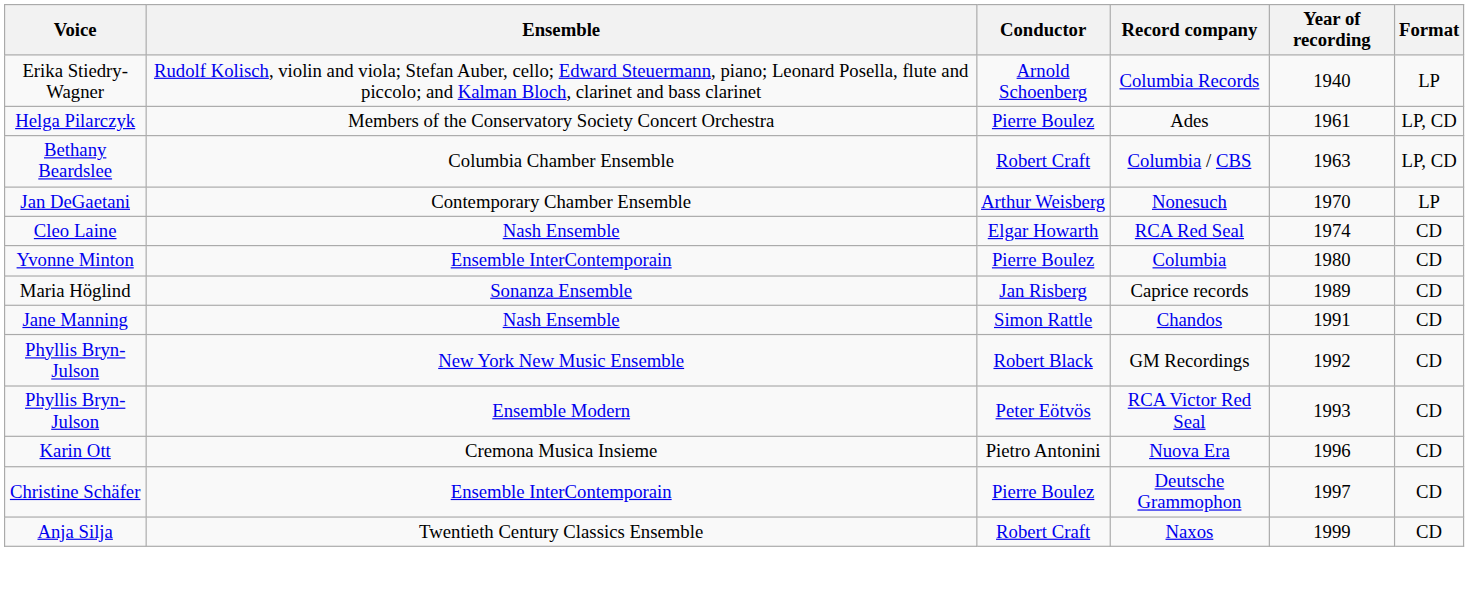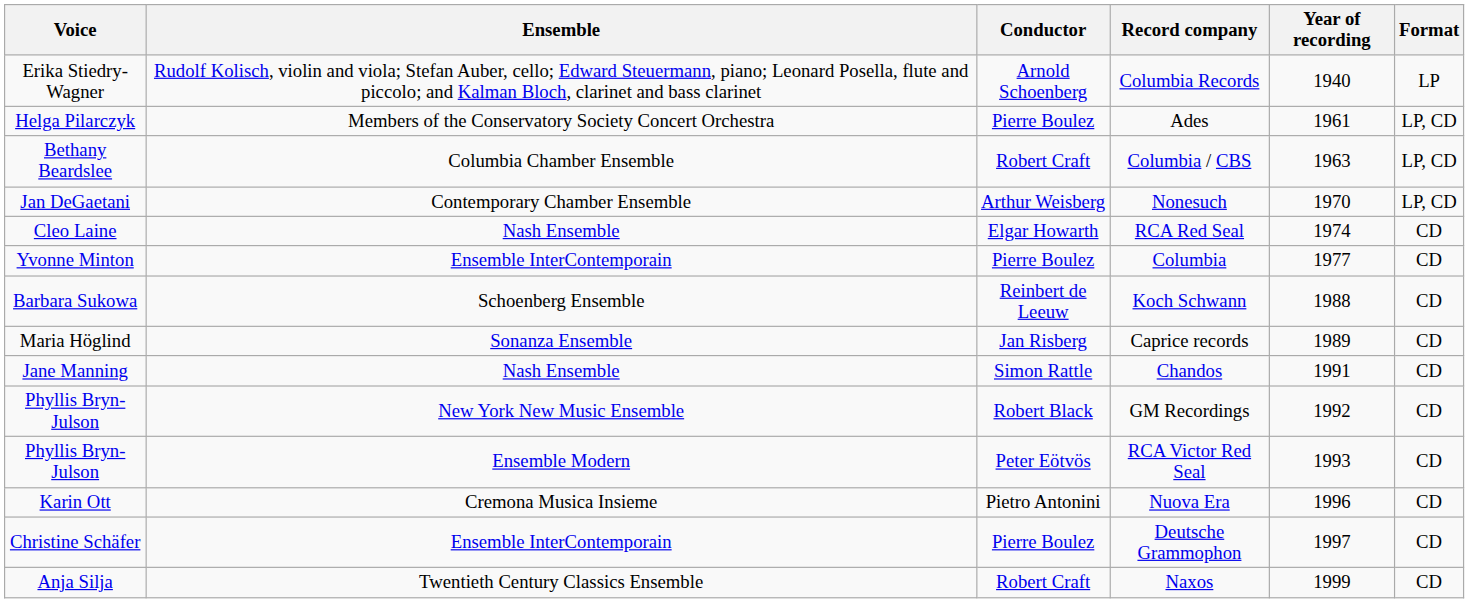(1429, 201) LP -> (1429, 201) LP, CD
(1332, 260) 1980 -> (1332, 260) 1977
+ row: (1189, 300)
